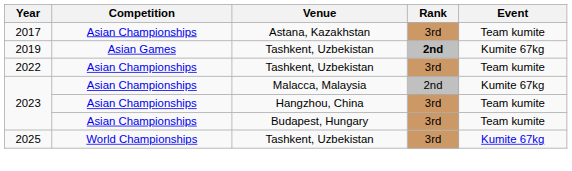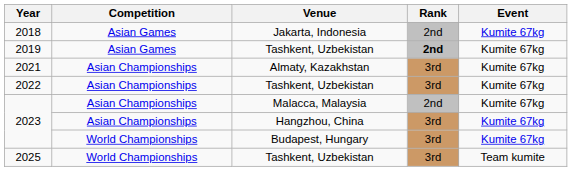- row: (28, 32)
+ row: (28, 32)
+ row: (28, 68)
(513, 68) Team kumite -> (513, 86) Kumite 67kg
(513, 104) Team kumite -> (513, 122) Kumite 67kg
(142, 122) Asian Championships -> (142, 140) World Championships
(513, 122) Team kumite -> (513, 140) Kumite 67kg
(513, 140) Kumite 67kg -> (513, 158) Team kumite
